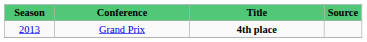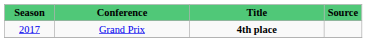(29, 29) 2013 -> (29, 29) 2017
